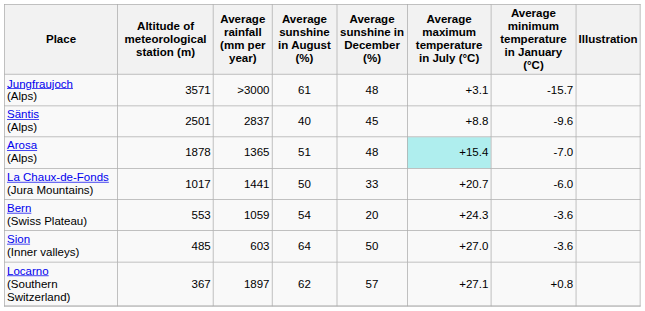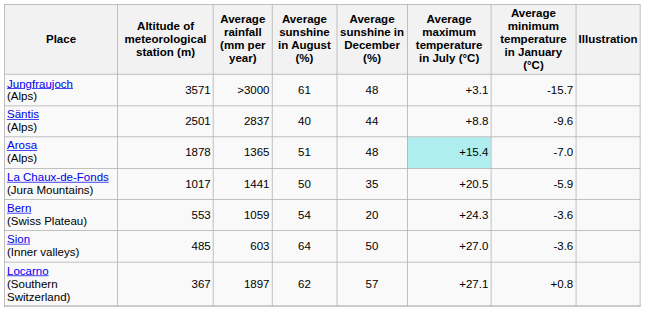(372, 121) 45 -> (372, 121) 44
(372, 183) 33 -> (372, 183) 35
(474, 183) +20.7 -> (474, 183) +20.5
(563, 183) -6.0 -> (563, 183) -5.9
